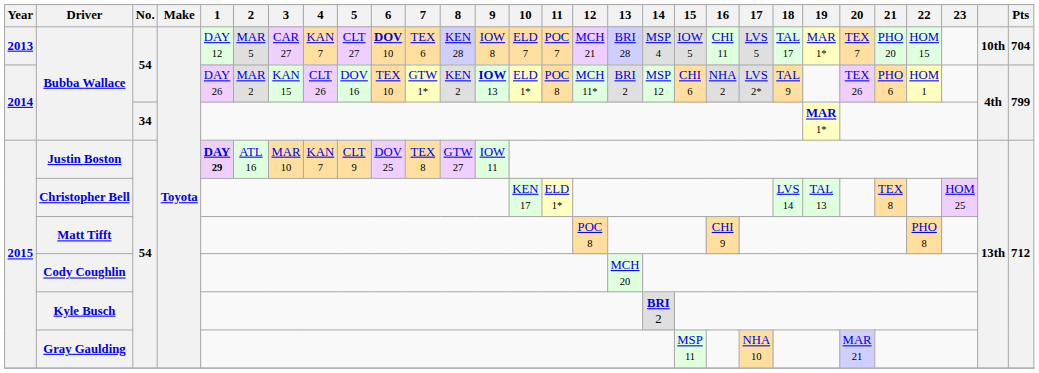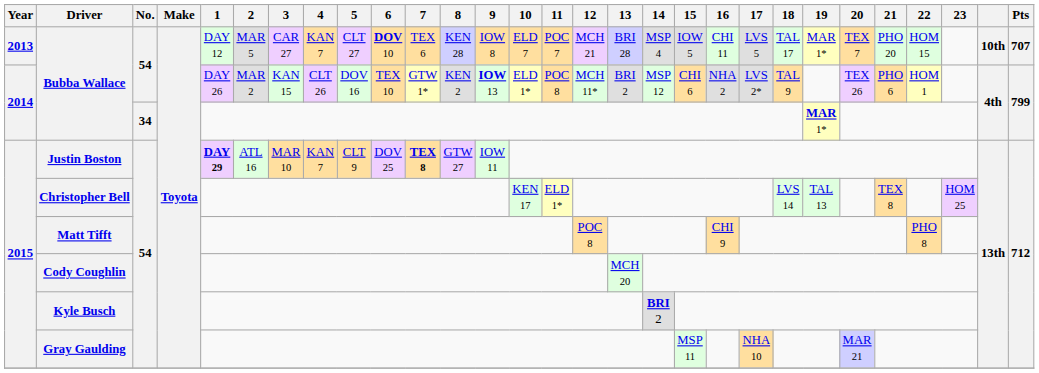(1021, 45) 704 -> (1021, 45) 707
(423, 158) normal -> (423, 159) bold
